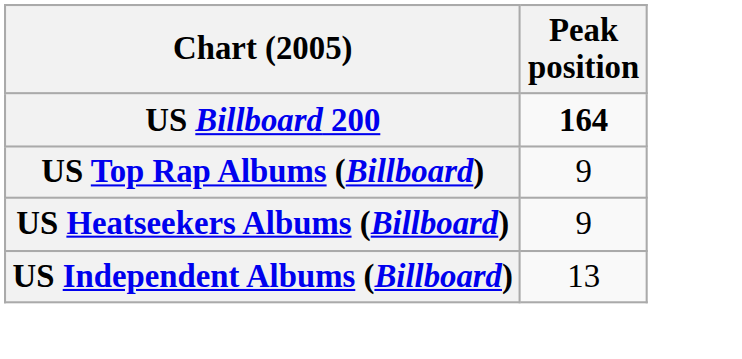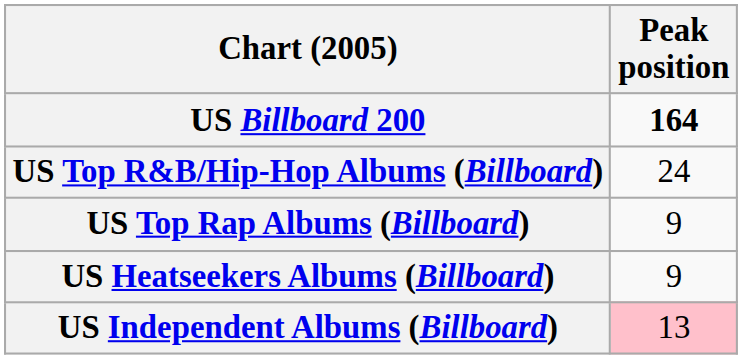+ row: (308, 171)
(584, 275) no background -> (674, 327) pink background
